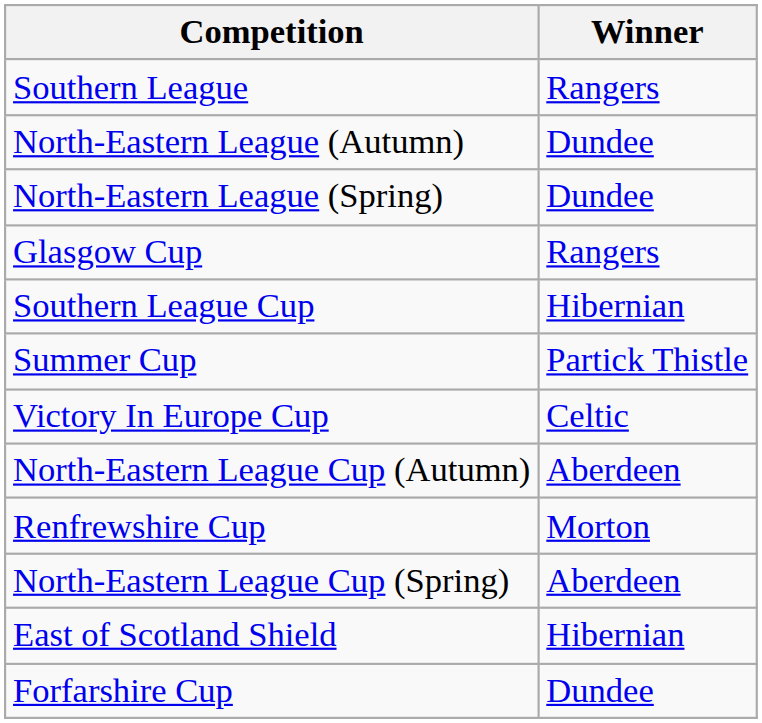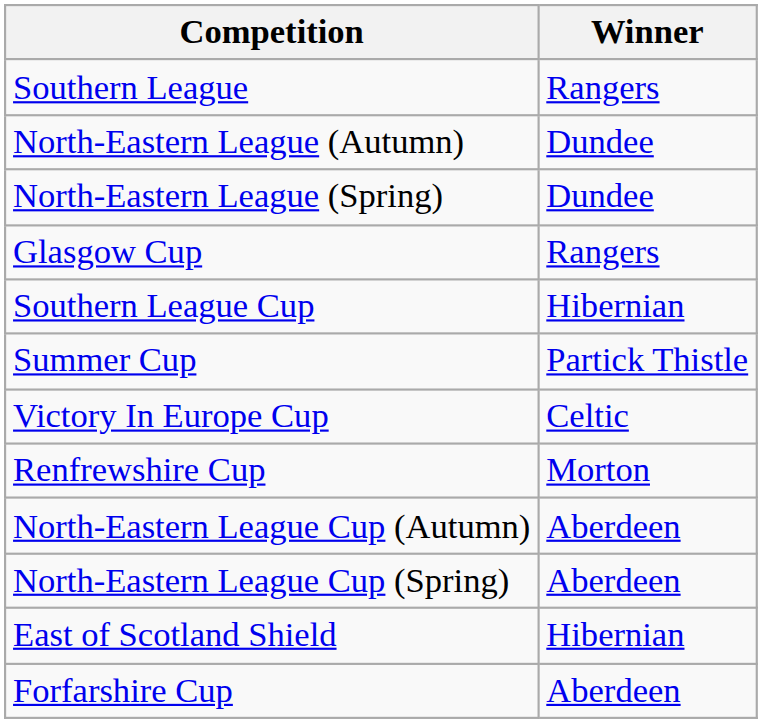rows swapped: (139, 525) <-> (272, 470)
(600, 689) Dundee -> (613, 689) Aberdeen
